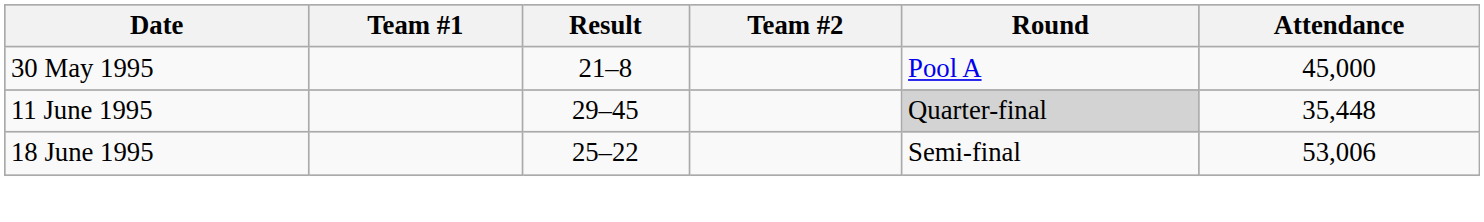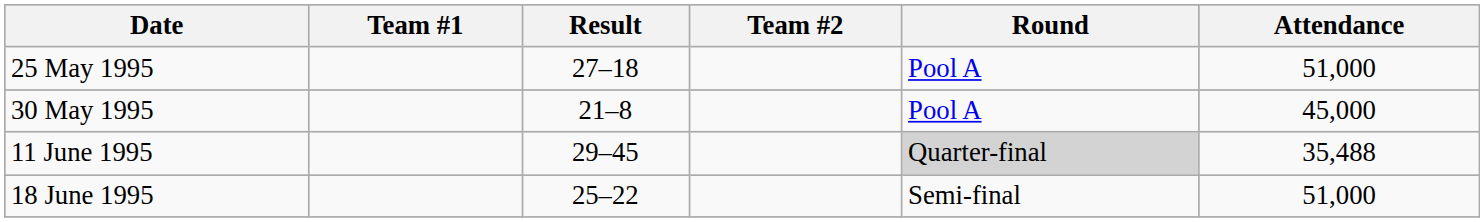+ row: (82, 68)
(1339, 110) 35,448 -> (1339, 152) 35,488
(1339, 152) 53,006 -> (1339, 195) 51,000
